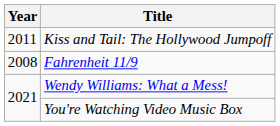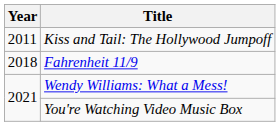(23, 62) 2008 -> (23, 62) 2018
